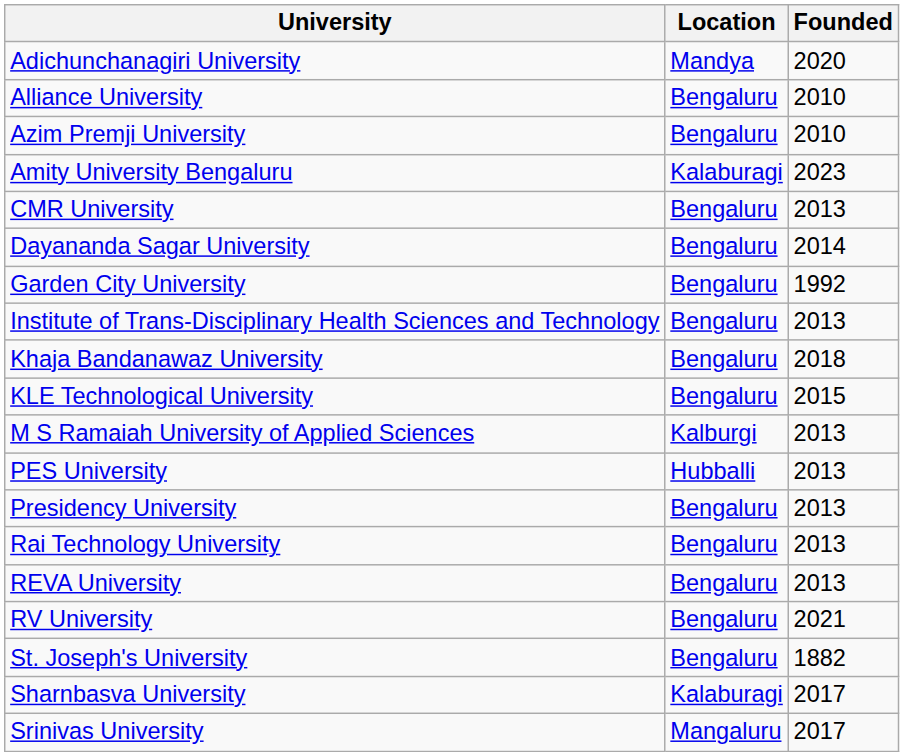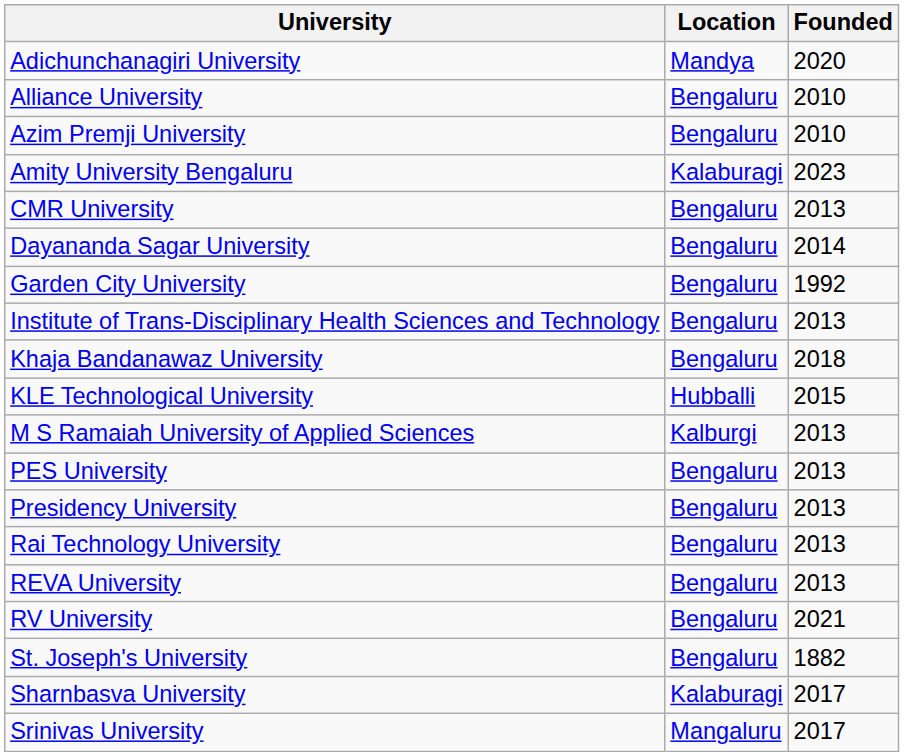(724, 396) Bengaluru -> (713, 396) Hubballi
(713, 470) Hubballi -> (724, 470) Bengaluru
